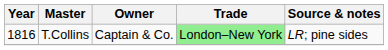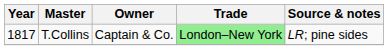(21, 34) 1816 -> (21, 34) 1817
